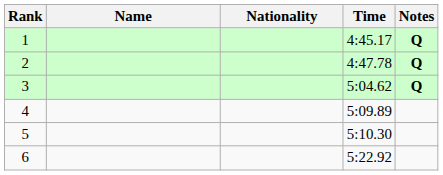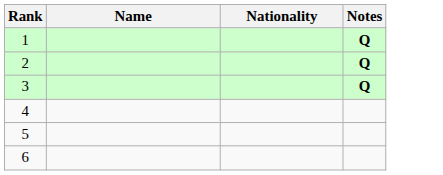- column: (369, 16)
